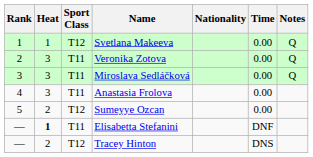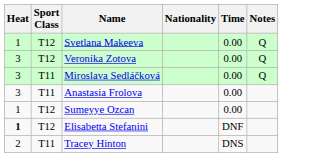- column: (19, 19)
(77, 59) T11 -> (47, 59) T12
(48, 110) 2 -> (18, 110) 1
(77, 127) T11 -> (47, 127) T12
(77, 144) T12 -> (47, 144) T11
